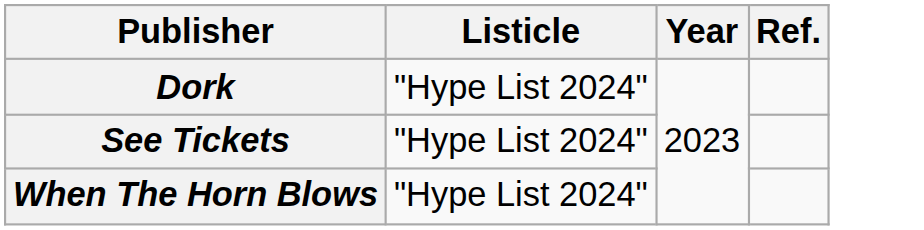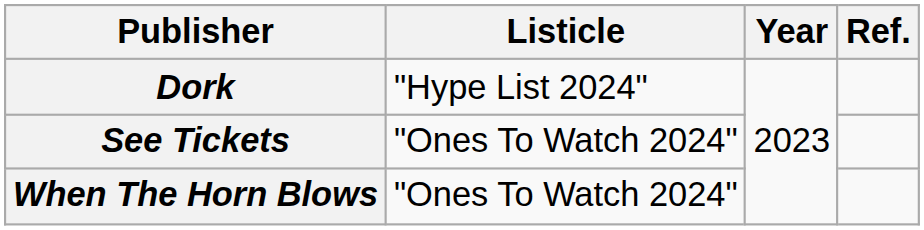(521, 140) "Hype List 2024" -> (566, 140) "Ones To Watch 2024"
(521, 195) "Hype List 2024" -> (566, 195) "Ones To Watch 2024"
